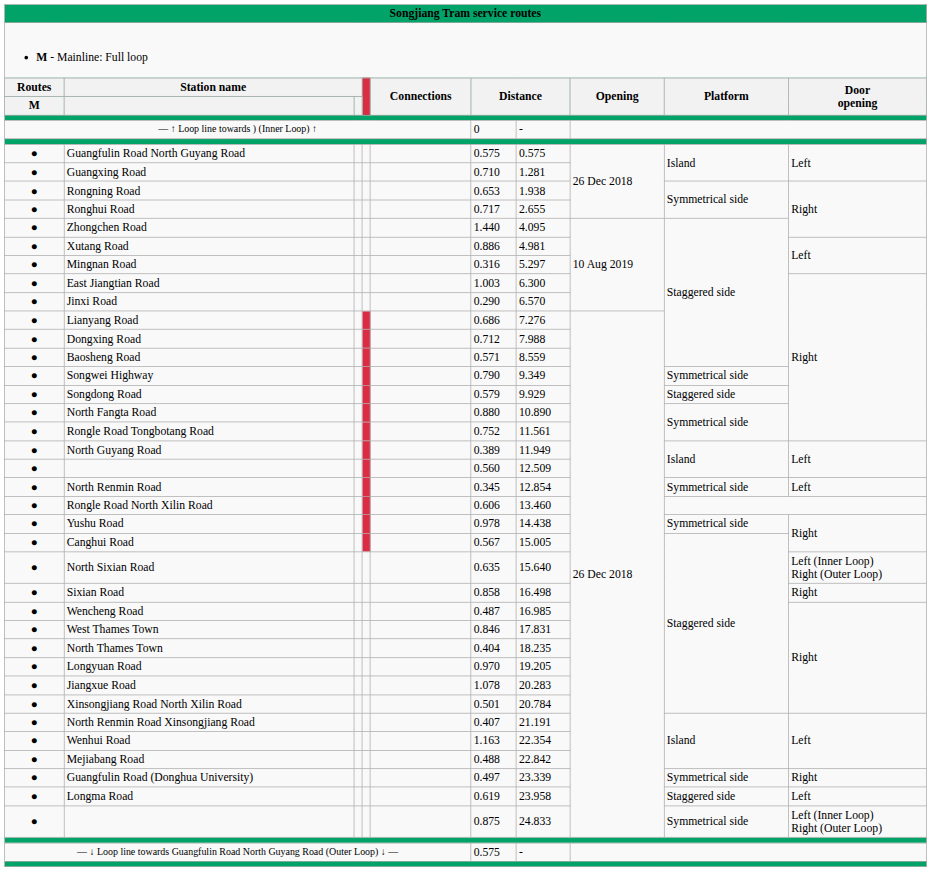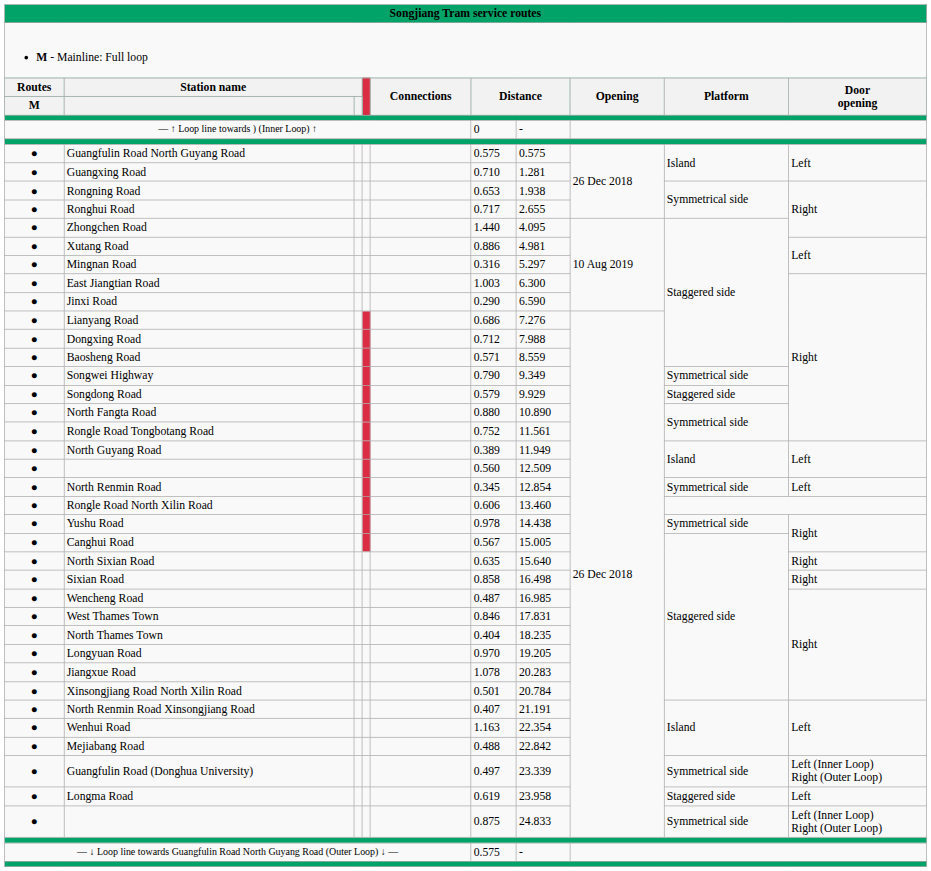(532, 301) 6.570 -> (532, 301) 6.590
(837, 567) Left (Inner Loop) Right (Outer Loop) -> (804, 561) Right
(804, 778) Right -> (837, 771) Left (Inner Loop) Right (Outer Loop)
